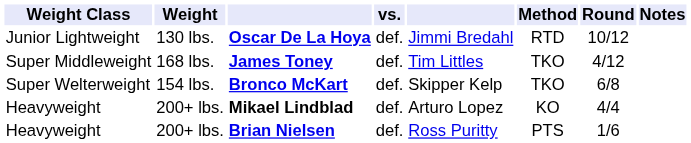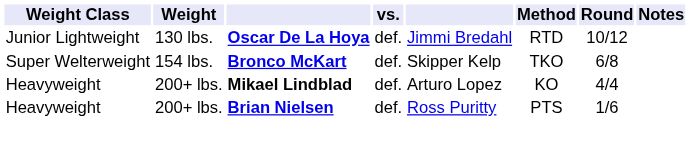- row: (281, 61)
